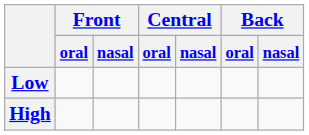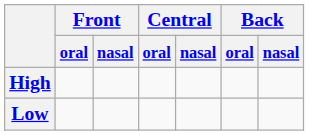rows swapped: (30, 113) <-> (30, 82)
